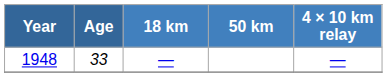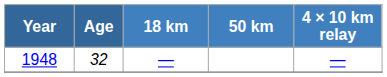(99, 60) 33 -> (99, 60) 32
